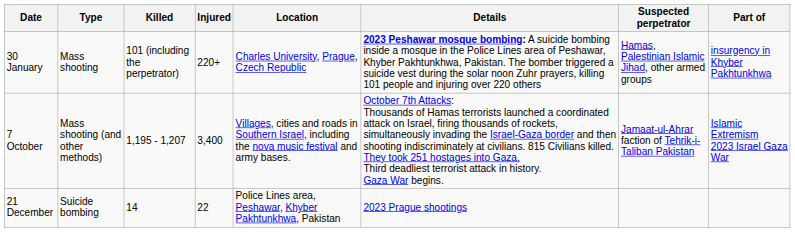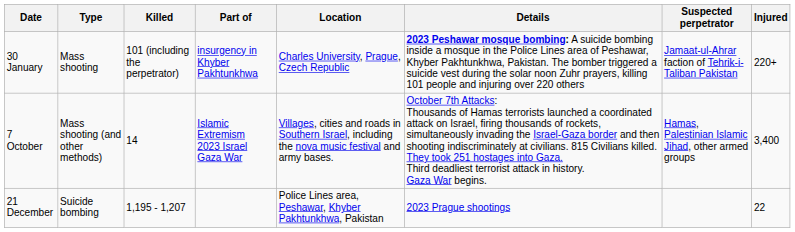columns swapped: (214, 18) <-> (749, 18)
(663, 62) Hamas, Palestinian Islamic Jihad, other armed groups -> (704, 62) Jamaat-ul-Ahrar faction of Tehrik-i-Taliban Pakistan
(156, 140) 1,195 - 1,207 -> (132, 140) 14
(661, 140) Jamaat-ul-Ahrar faction of Tehrik-i-Taliban Pakistan -> (706, 140) Hamas, Palestinian Islamic Jihad, other armed groups
(132, 207) 14 -> (156, 207) 1,195 - 1,207
